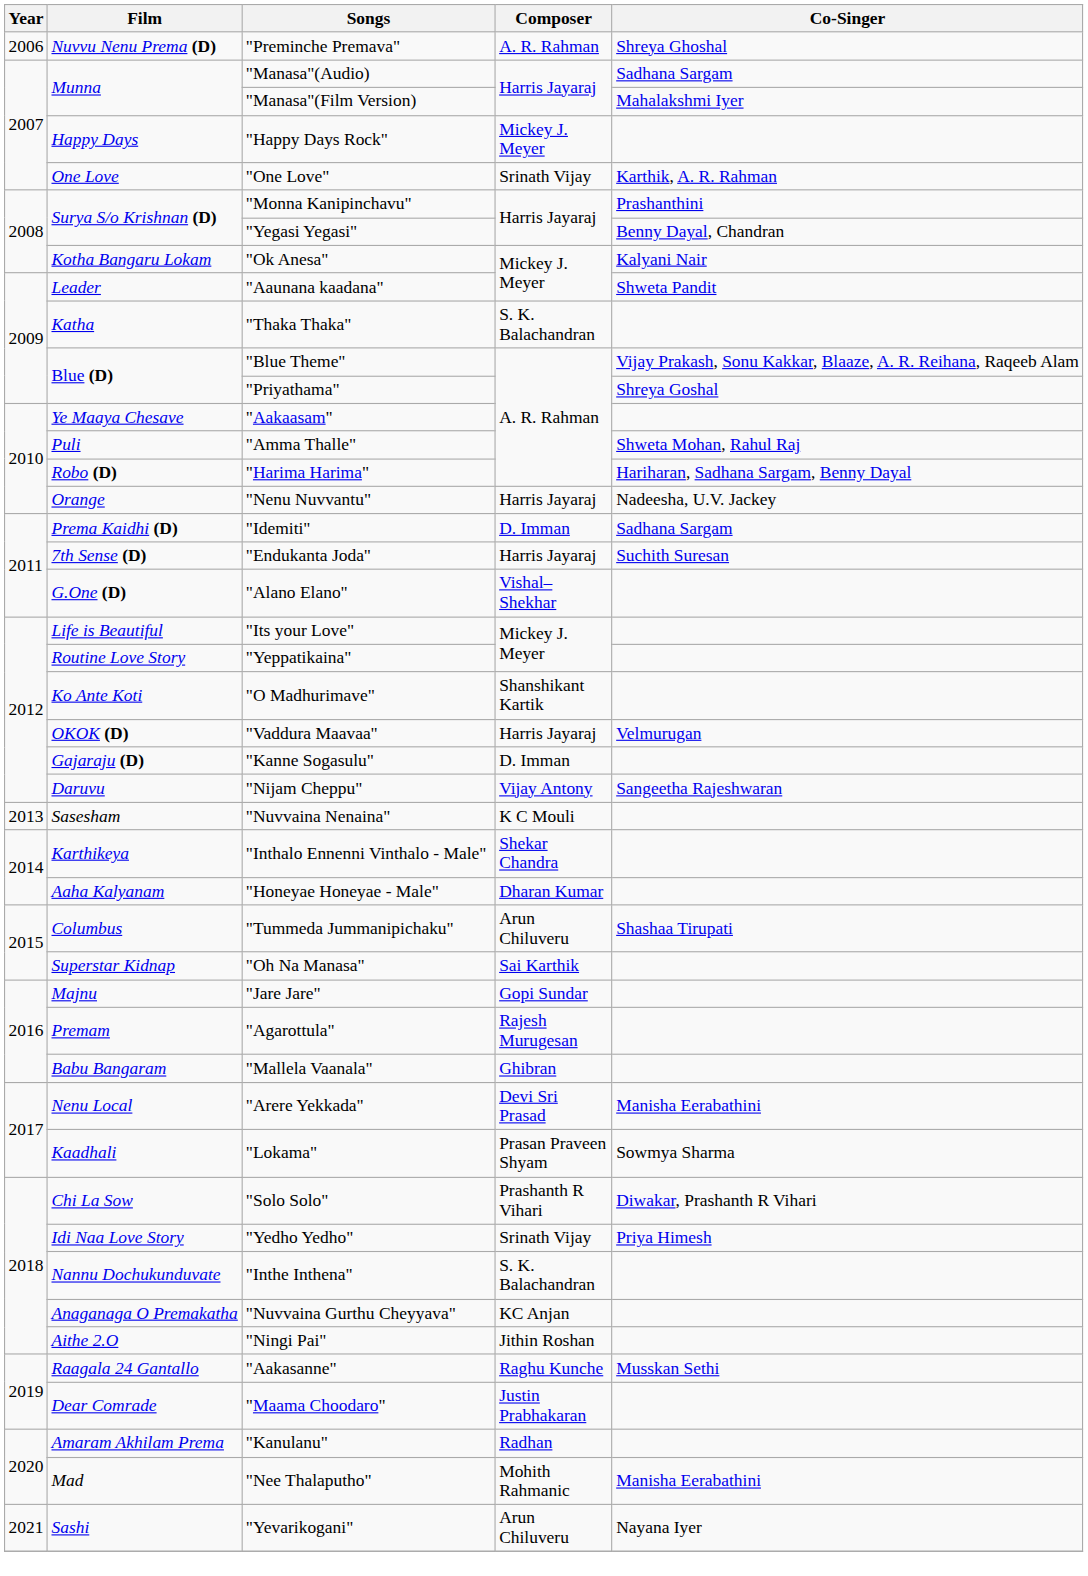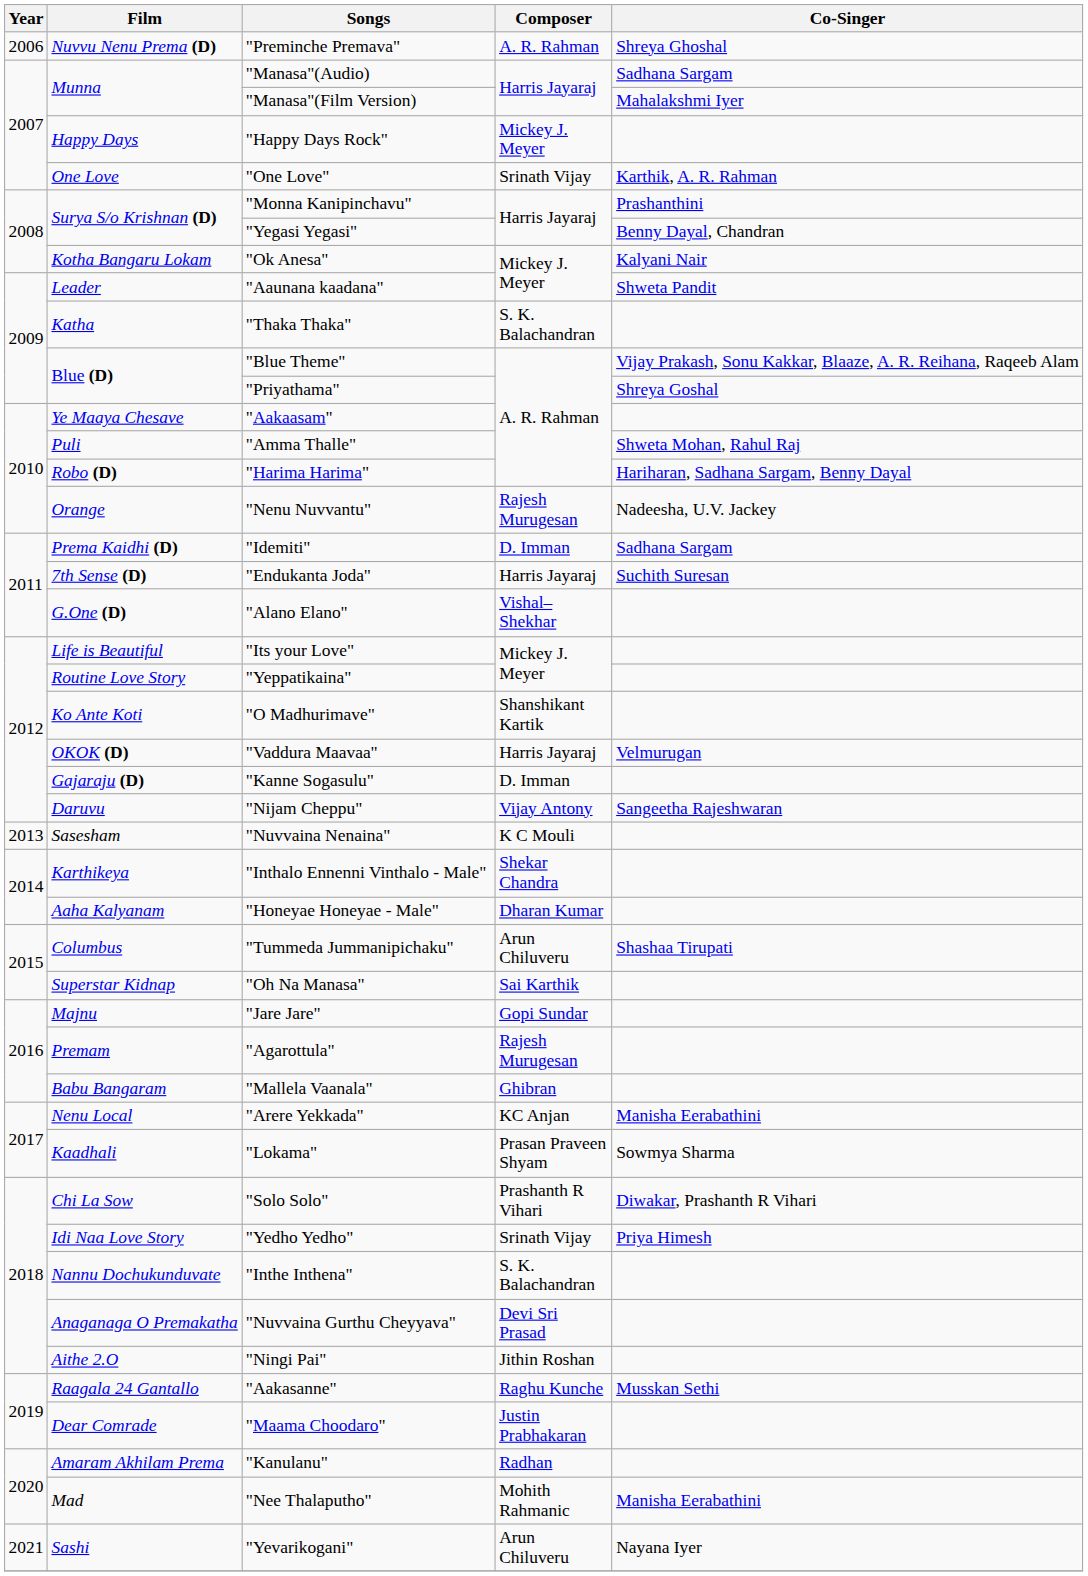(548, 500) Harris Jayaraj -> (538, 509) Rajesh Murugesan
(528, 1105) Devi Sri Prasad -> (534, 1115) KC Anjan
(534, 1312) KC Anjan -> (528, 1322) Devi Sri Prasad
